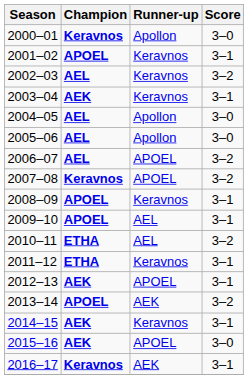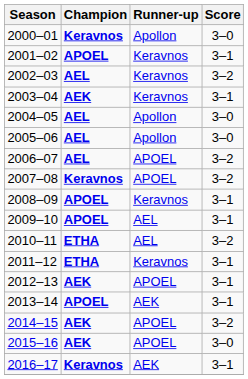(223, 302) 3–2 -> (223, 302) 3–1
(161, 323) Keravnos -> (155, 323) APOEL
(223, 323) 3–1 -> (223, 323) 3–2
